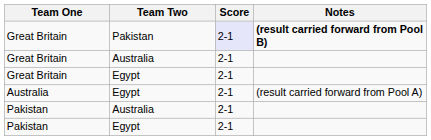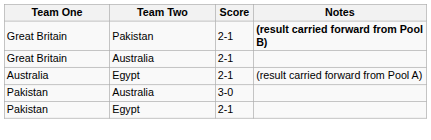(225, 36) lavender background -> (225, 36) no background
- row: (37, 76)
(225, 110) 2-1 -> (225, 93) 3-0
